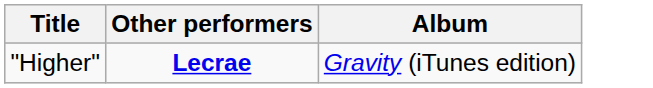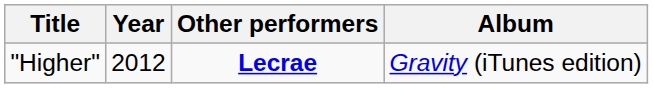+ column: (138, 23)
